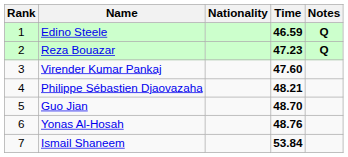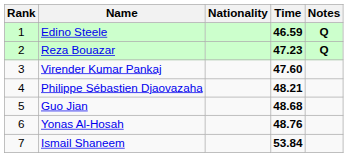(288, 106) 48.70 -> (288, 106) 48.68
